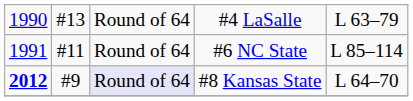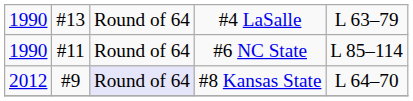(28, 50) 1991 -> (28, 50) 1990
(28, 80) bold -> (28, 80) normal
